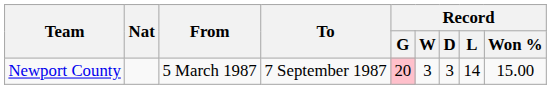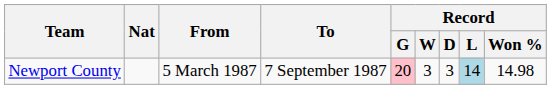(472, 71) no background -> (472, 71) lightblue background
(515, 71) 15.00 -> (515, 71) 14.98
